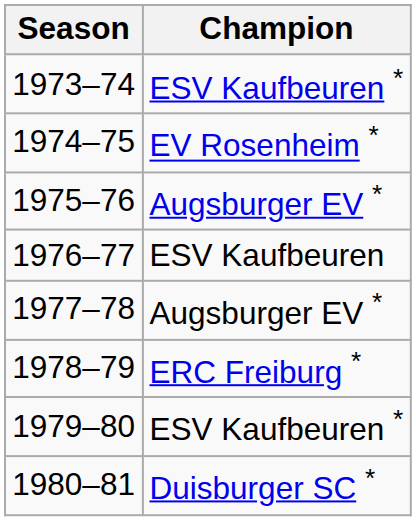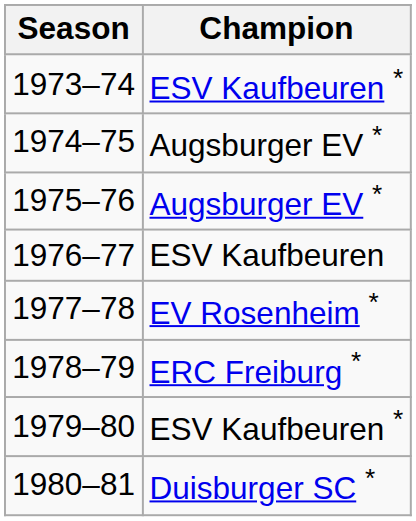(264, 142) EV Rosenheim * -> (266, 142) Augsburger EV *
(266, 309) Augsburger EV * -> (264, 309) EV Rosenheim *
